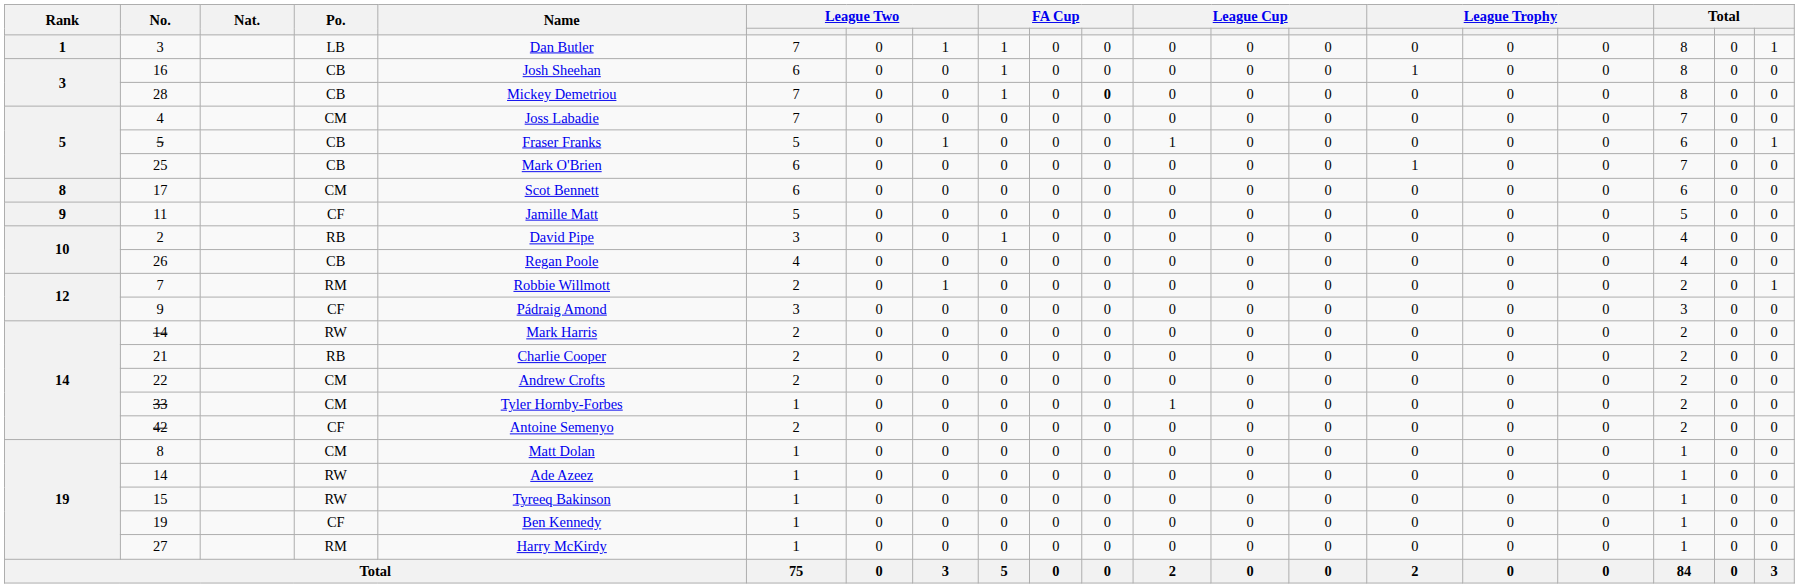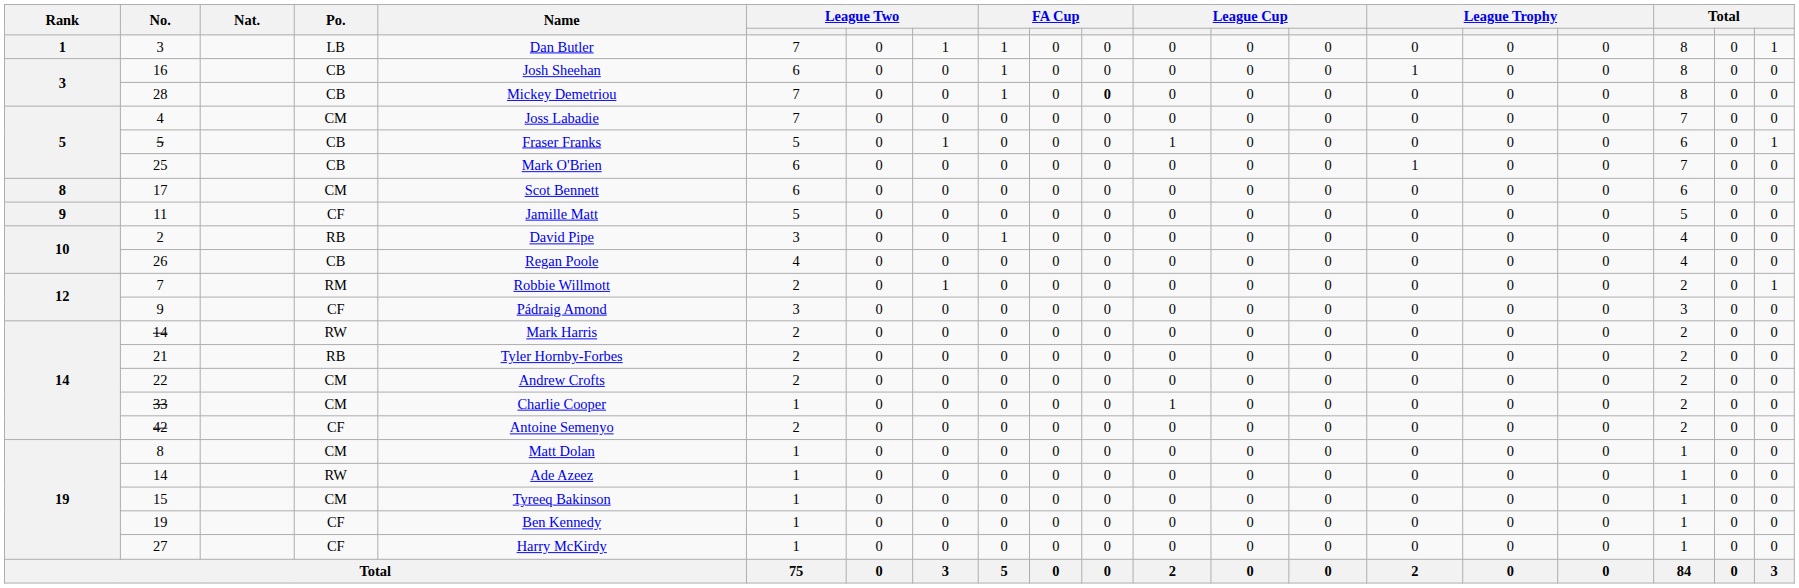(562, 356) Charlie Cooper -> (562, 356) Tyler Hornby-Forbes
(562, 404) Tyler Hornby-Forbes -> (562, 404) Charlie Cooper
(336, 499) RW -> (336, 499) CM
(336, 547) RM -> (336, 547) CF
